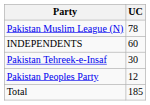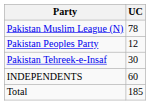rows swapped: (44, 44) <-> (53, 76)
